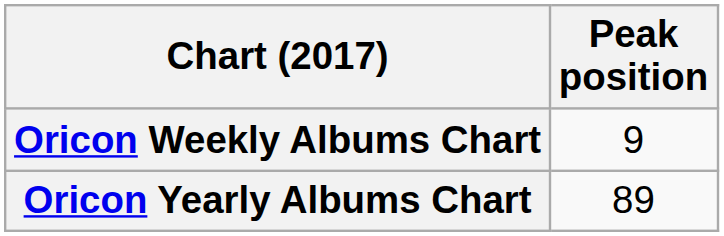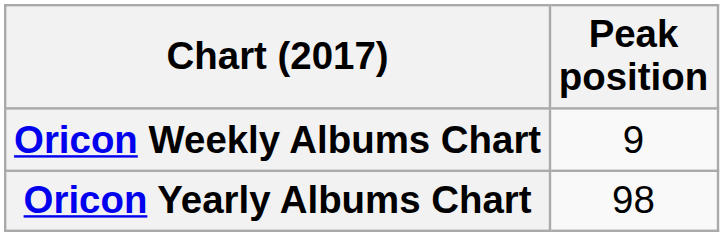(633, 199) 89 -> (633, 199) 98
